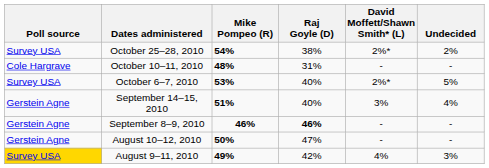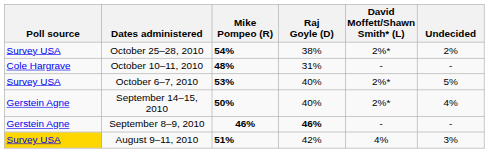(224, 103) 51% -> (224, 103) 50%
(381, 103) 3% -> (381, 103) 2%*
- row: (157, 140)
(224, 155) 49% -> (224, 140) 51%
